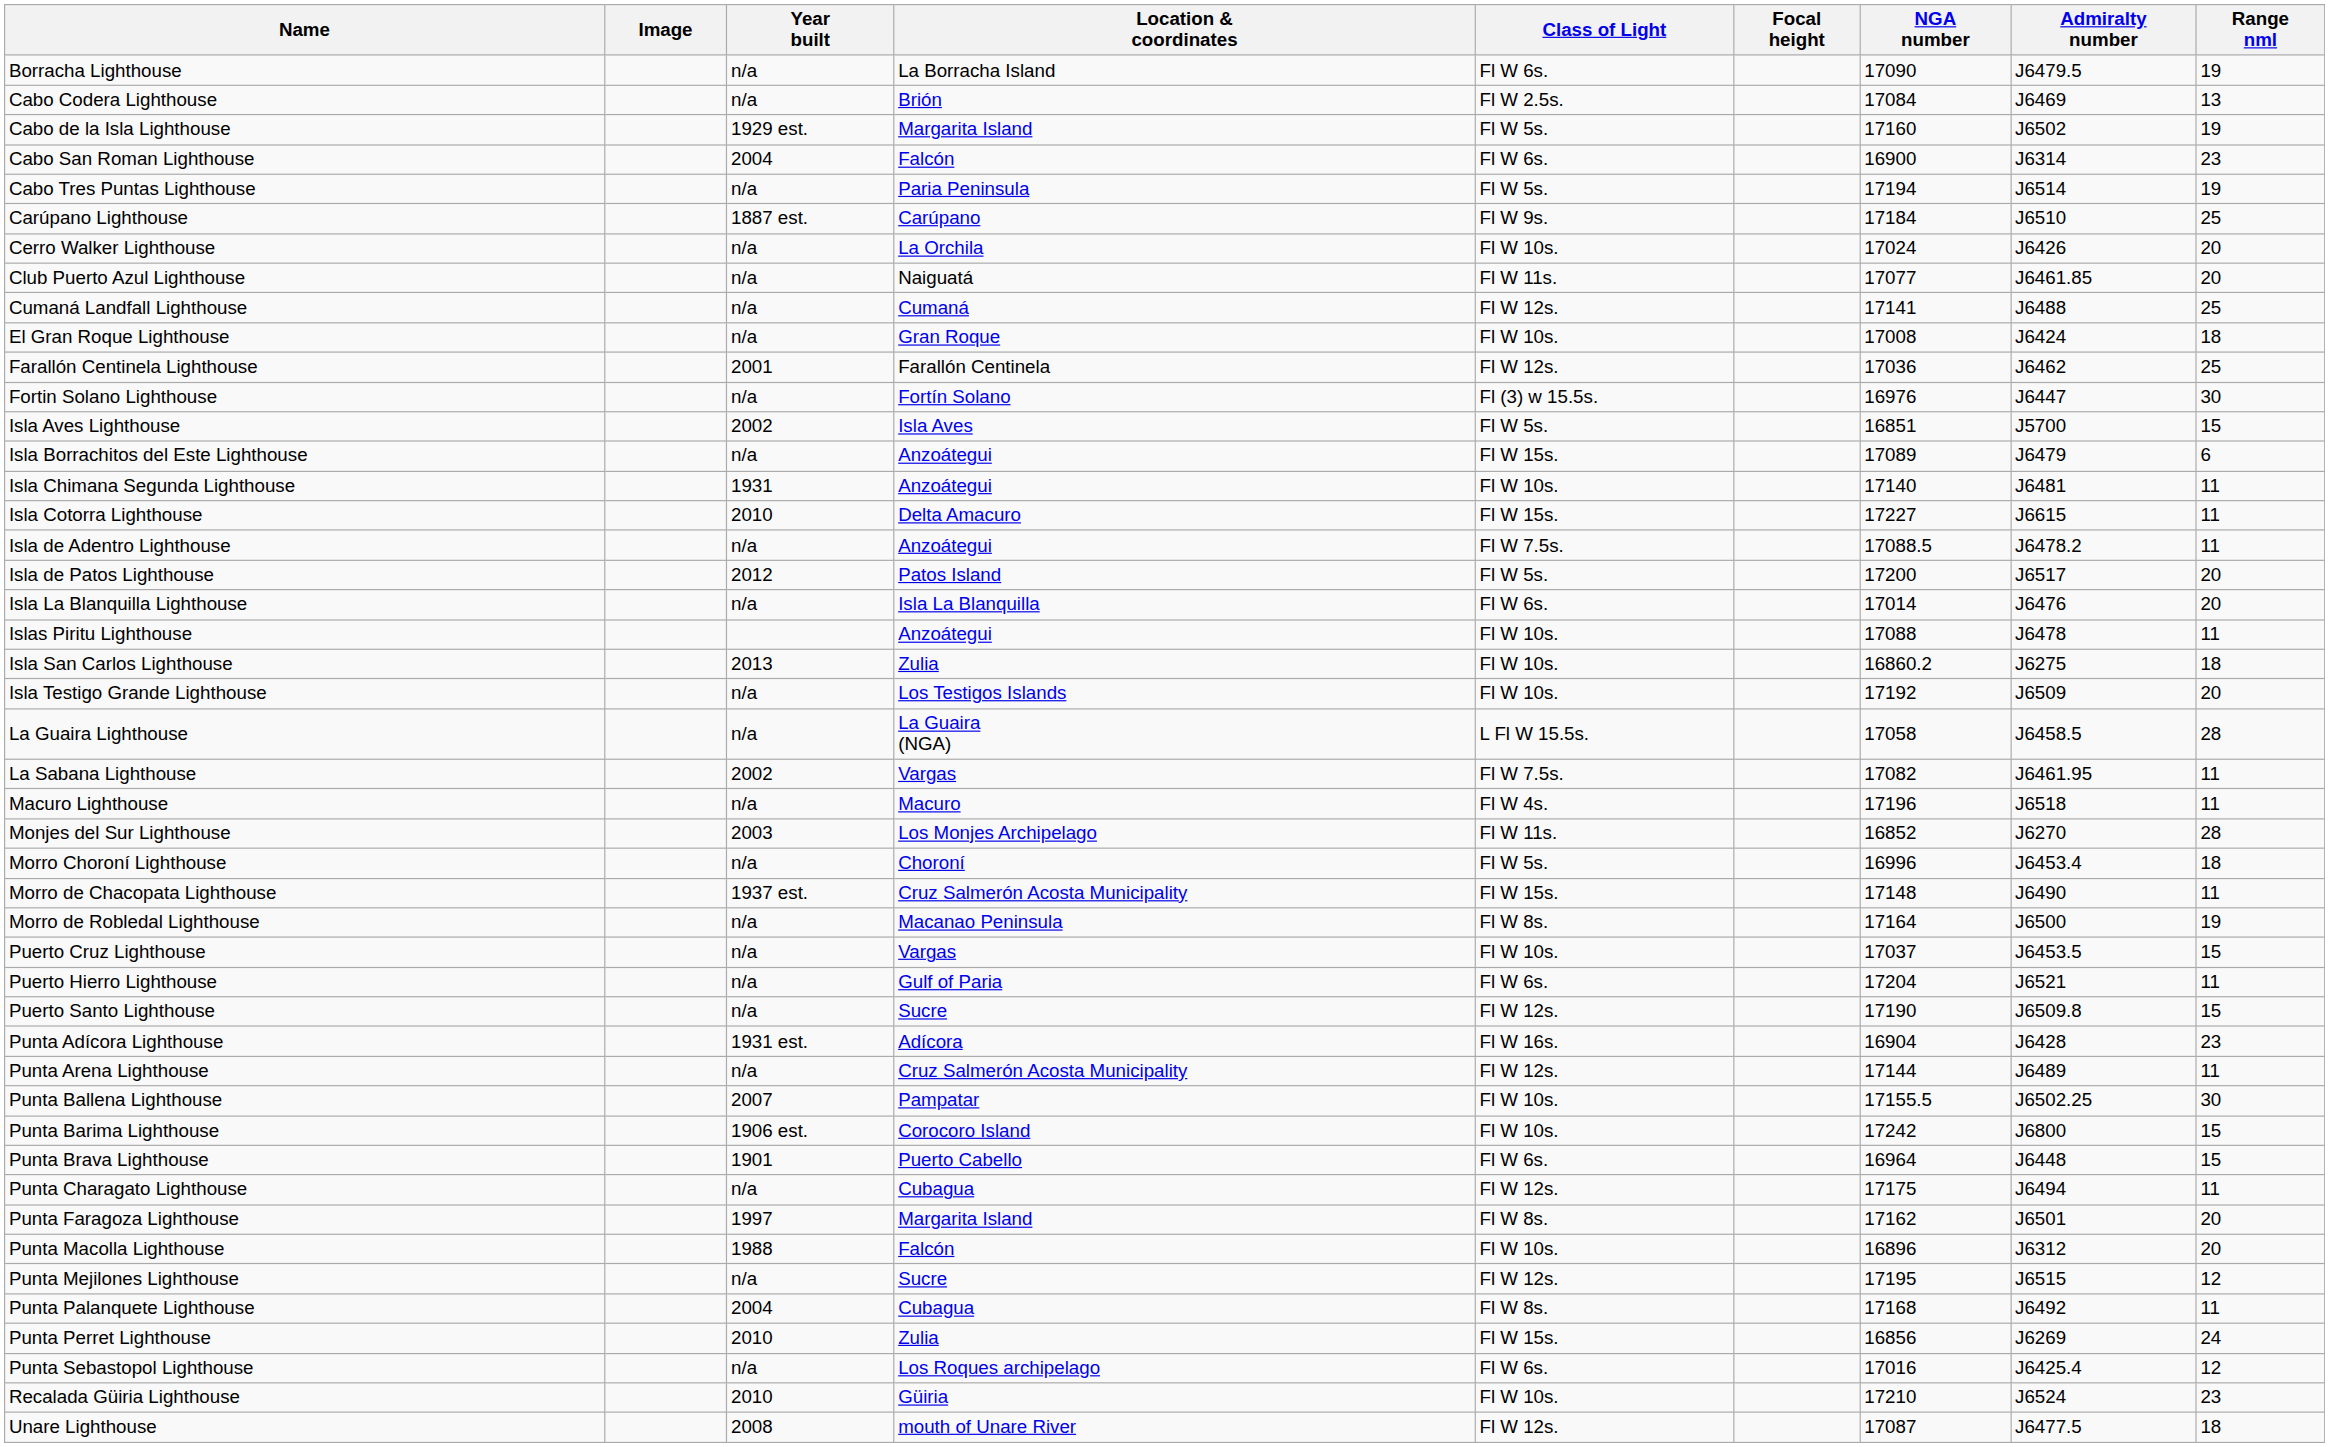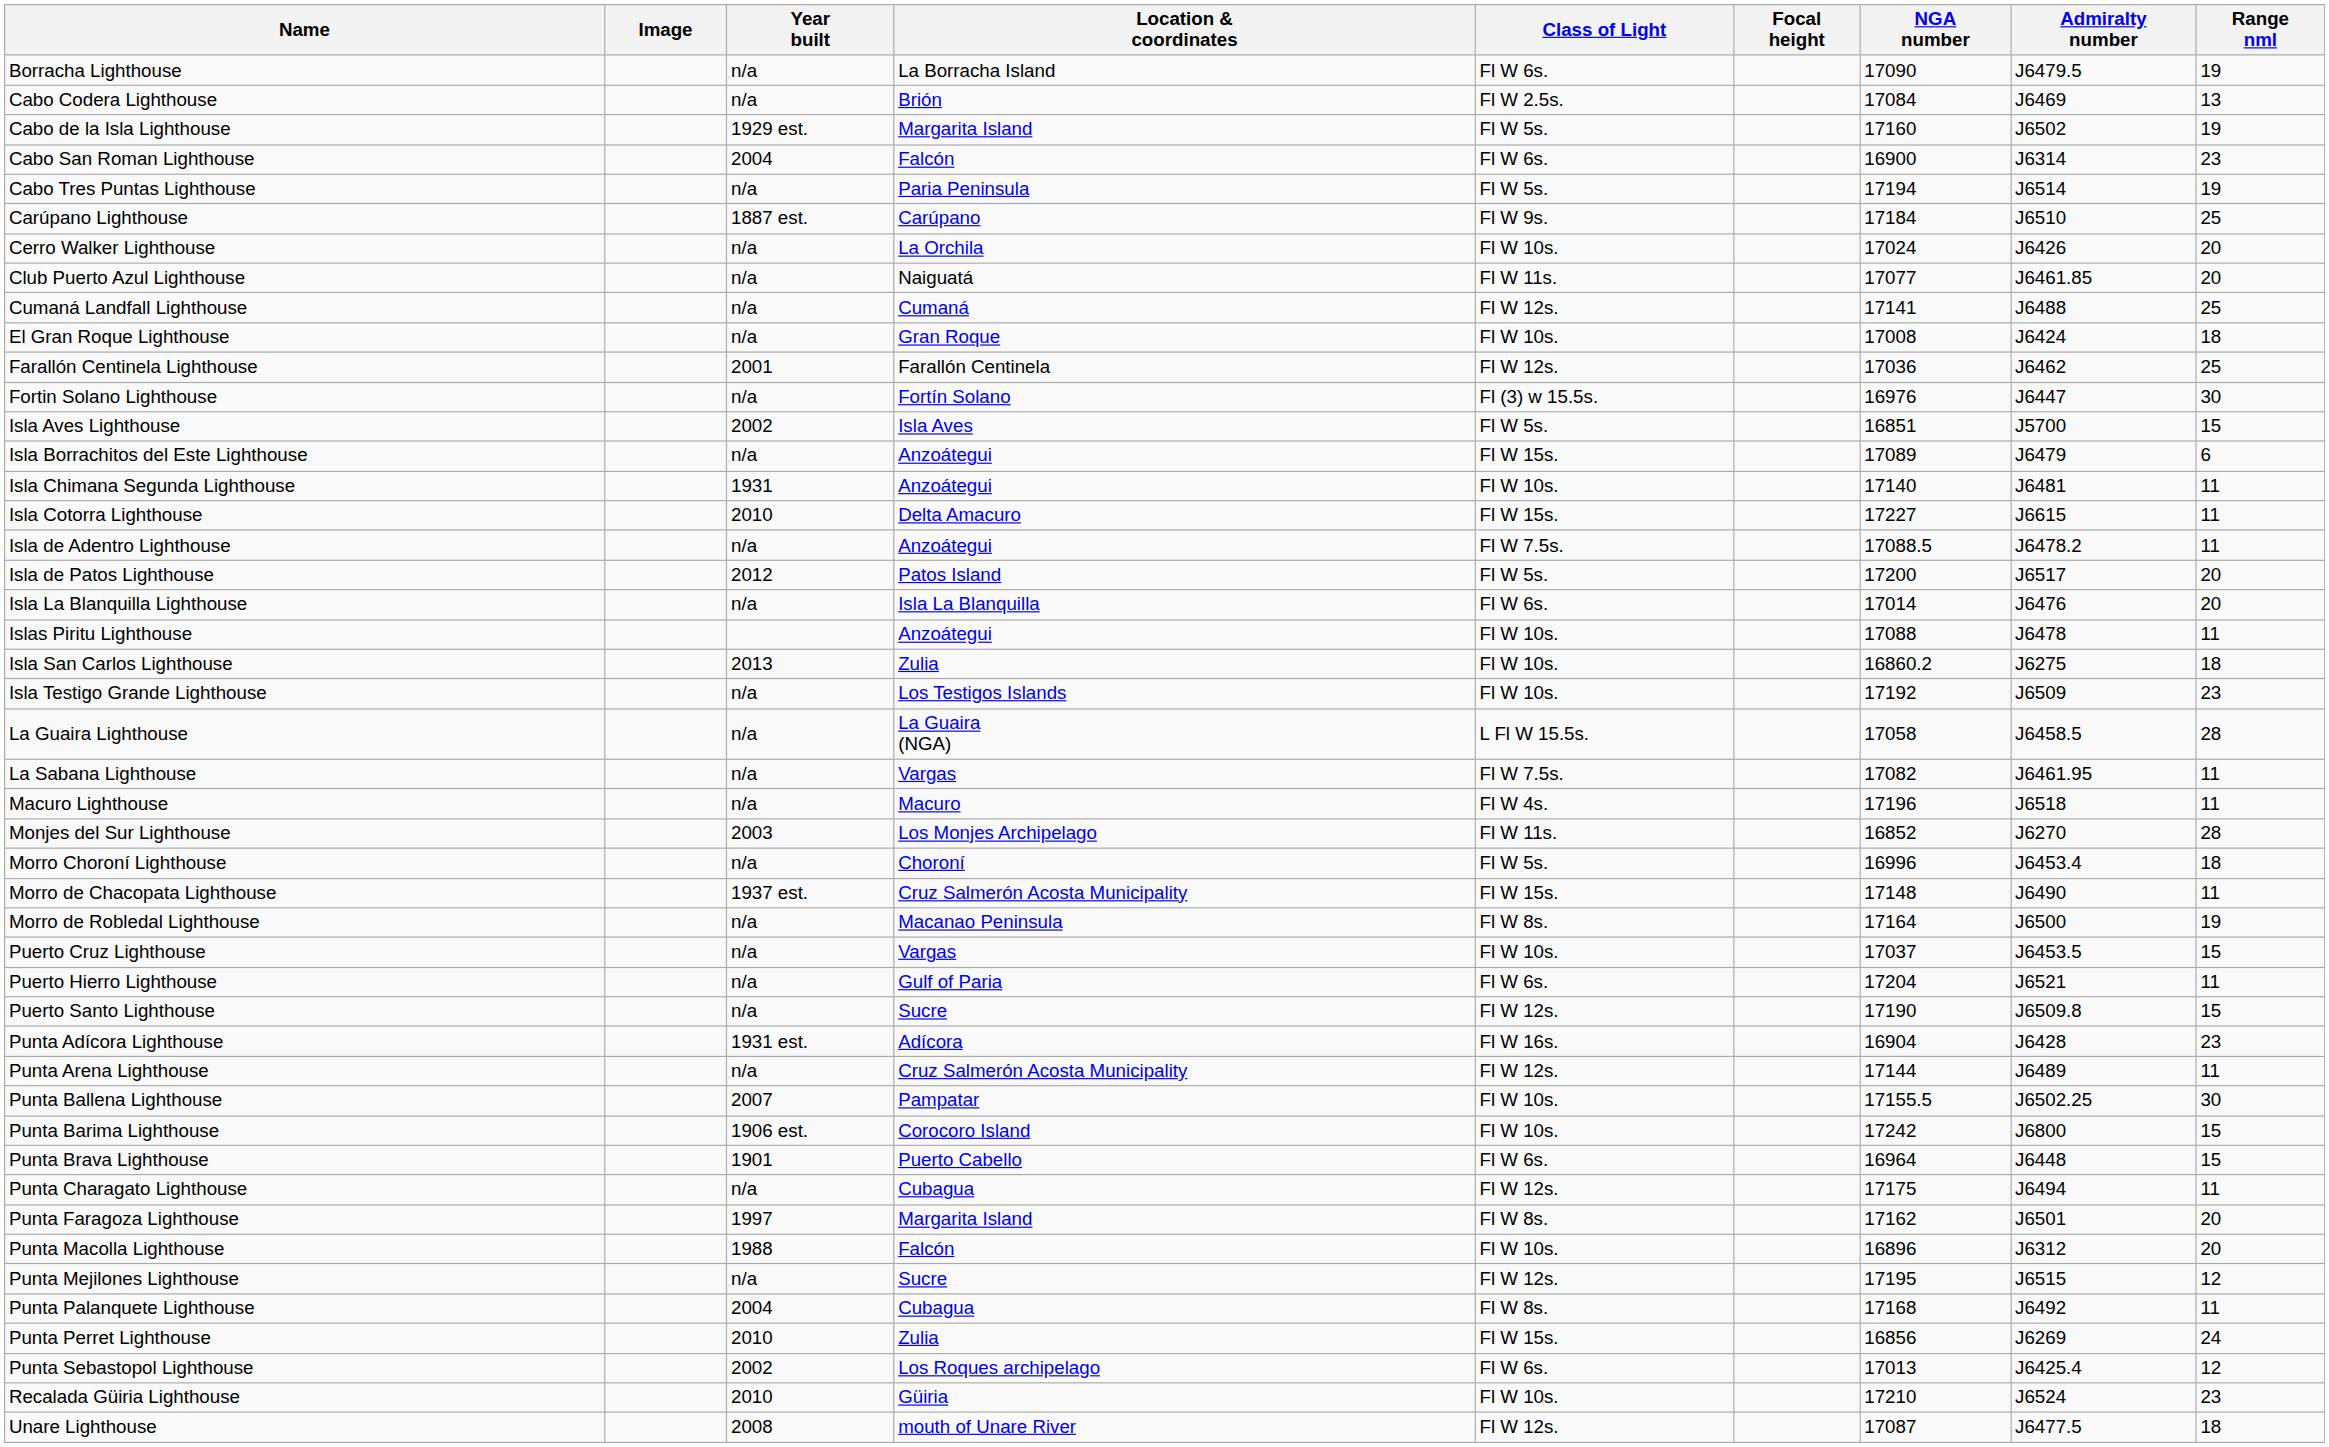(2211, 693) 20 -> (2211, 693) 23
(752, 773) 2002 -> (744, 773) n/a
(744, 1367) n/a -> (752, 1367) 2002
(1890, 1367) 17016 -> (1890, 1367) 17013
